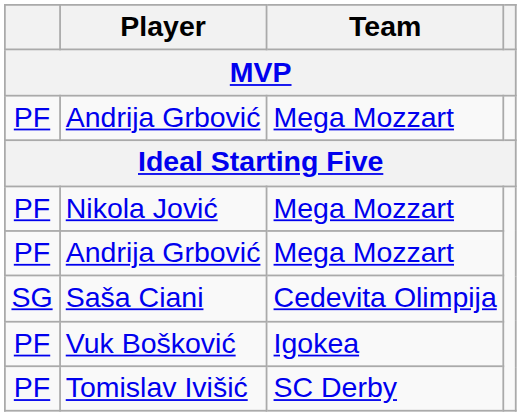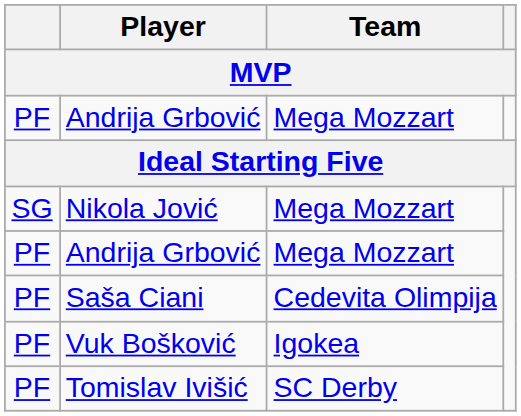(32, 207) PF -> (32, 207) SG
(32, 298) SG -> (32, 298) PF
